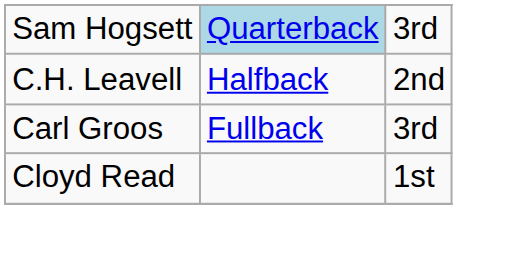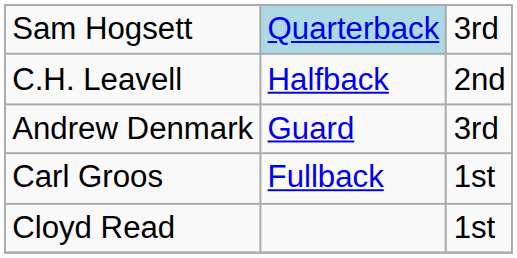+ row: (133, 128)
(416, 128) 3rd -> (474, 177) 1st
